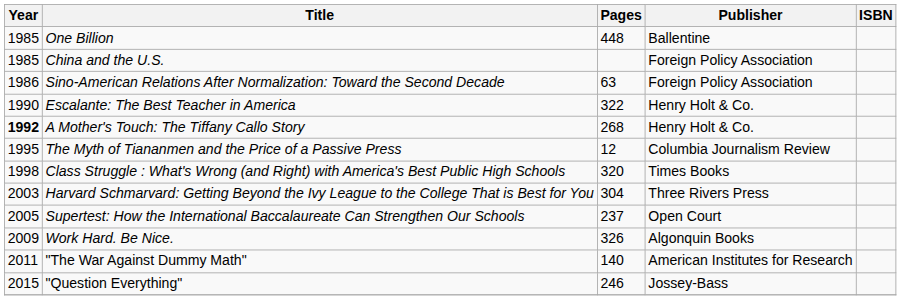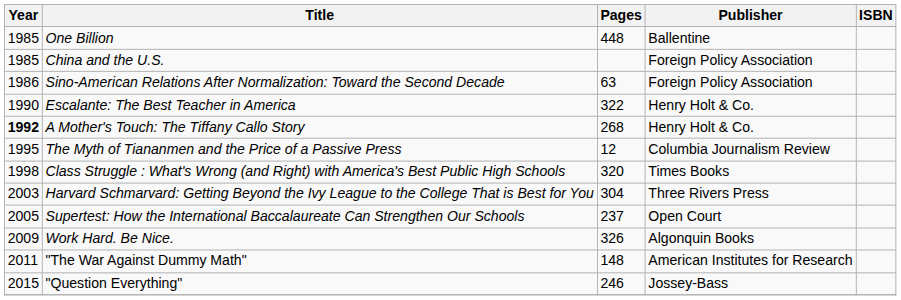(612, 261) 140 -> (612, 261) 148
